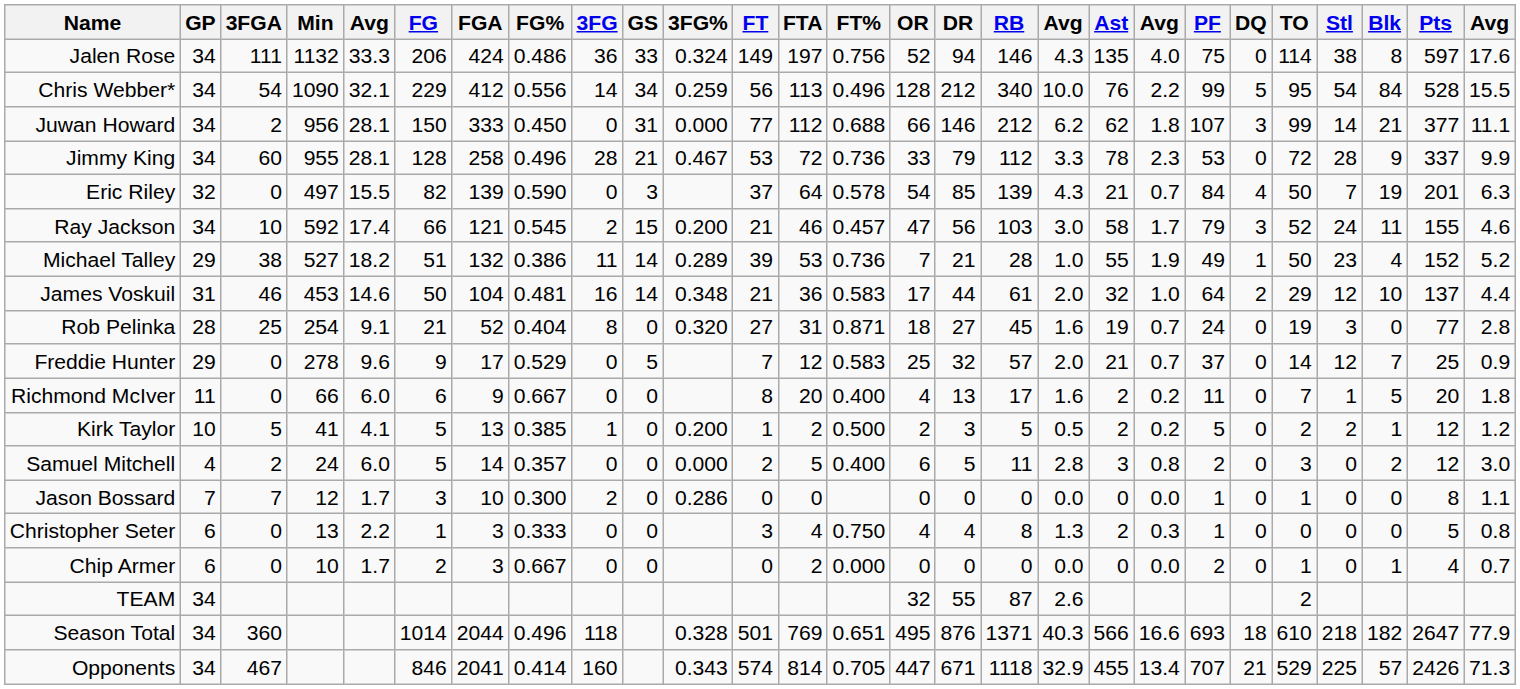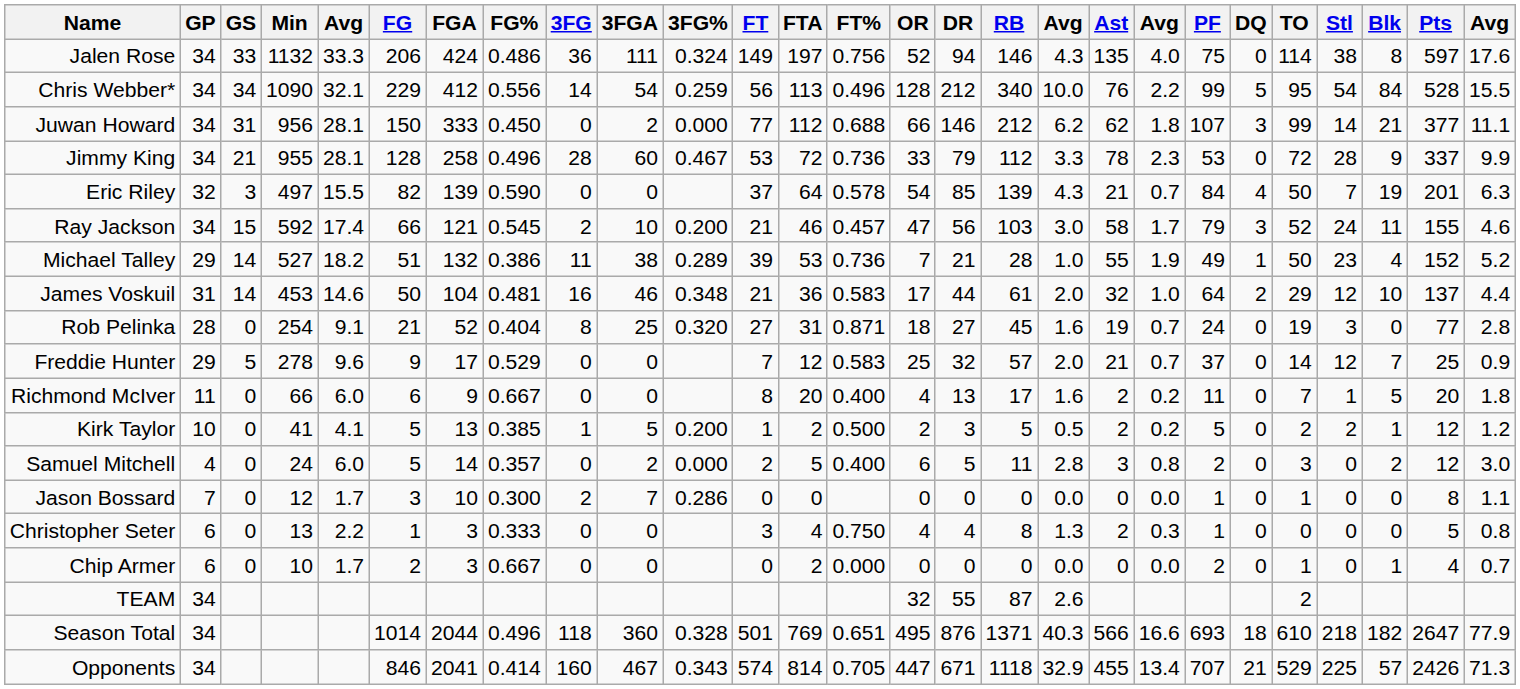columns swapped: (643, 22) <-> (254, 22)
